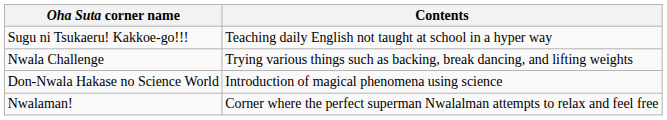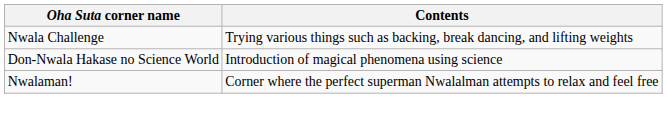- row: (98, 37)
